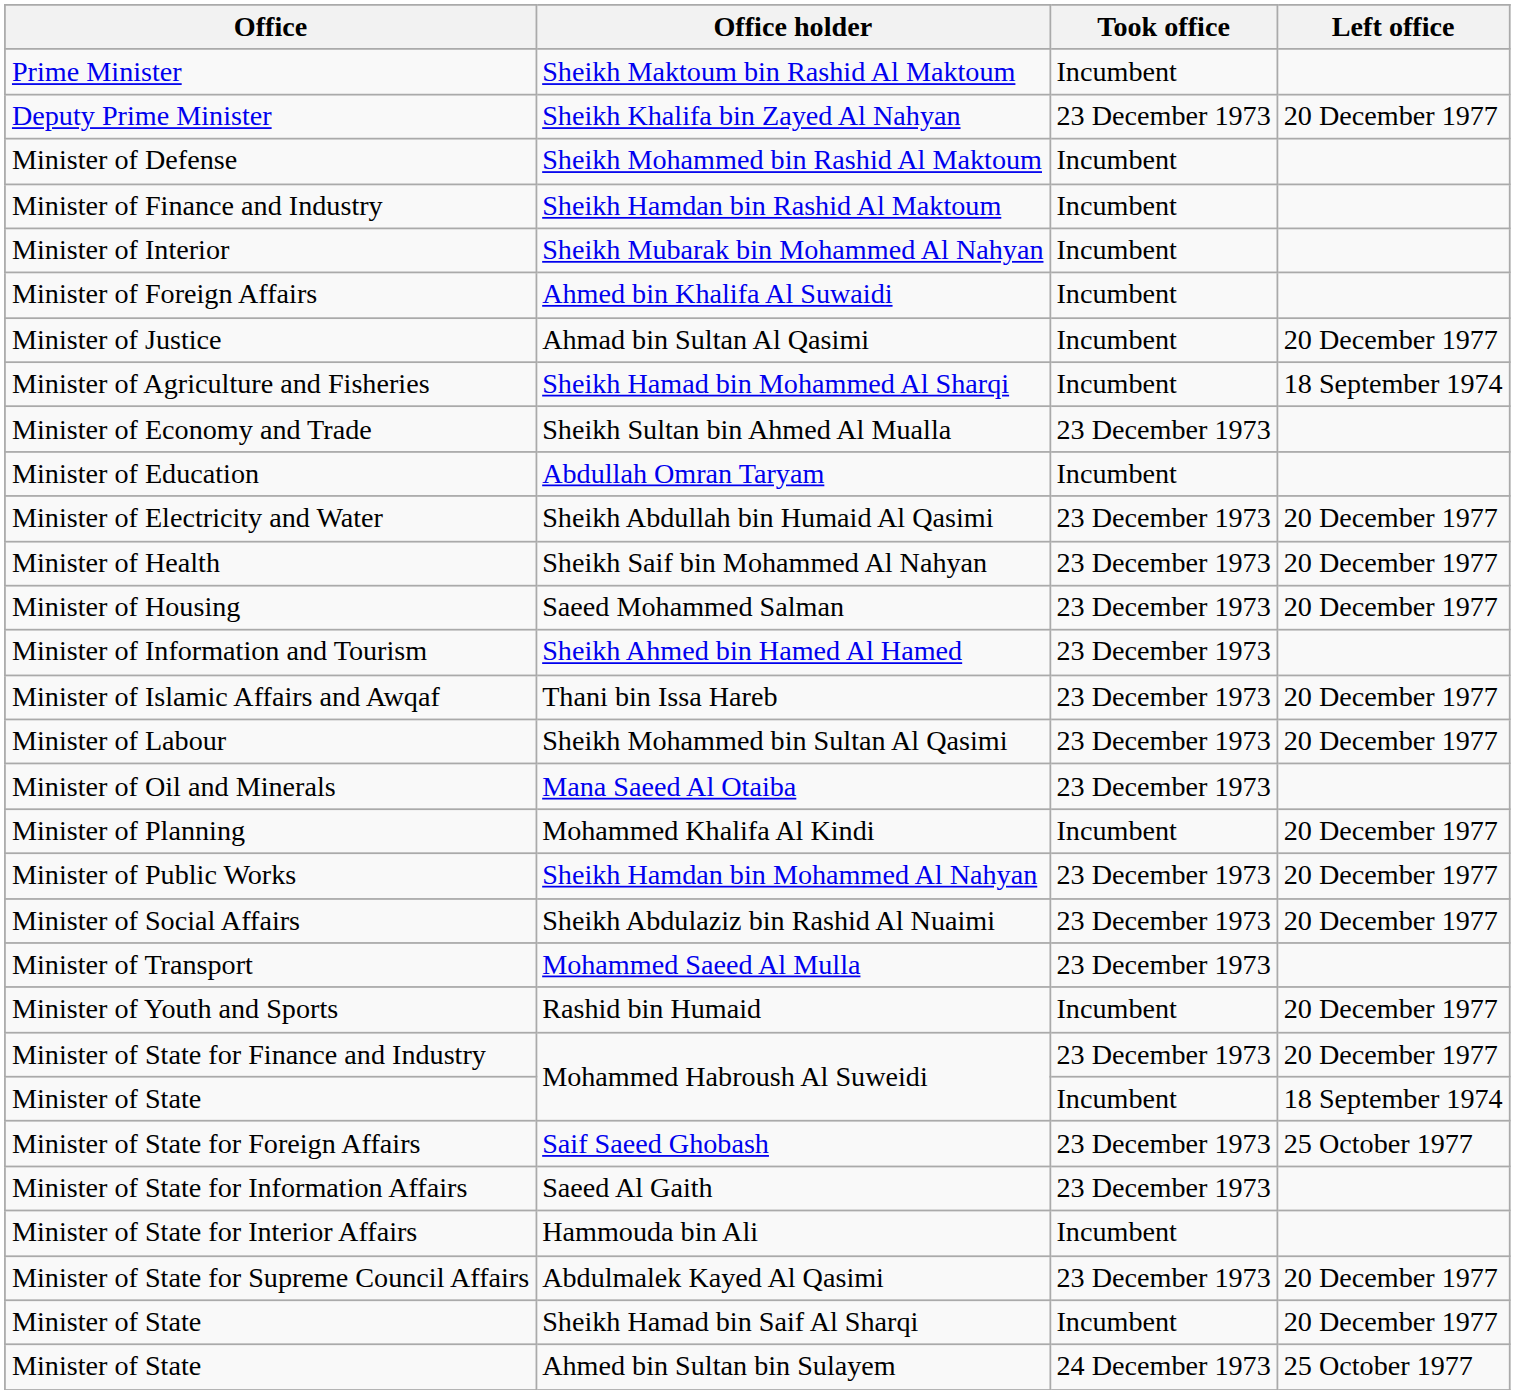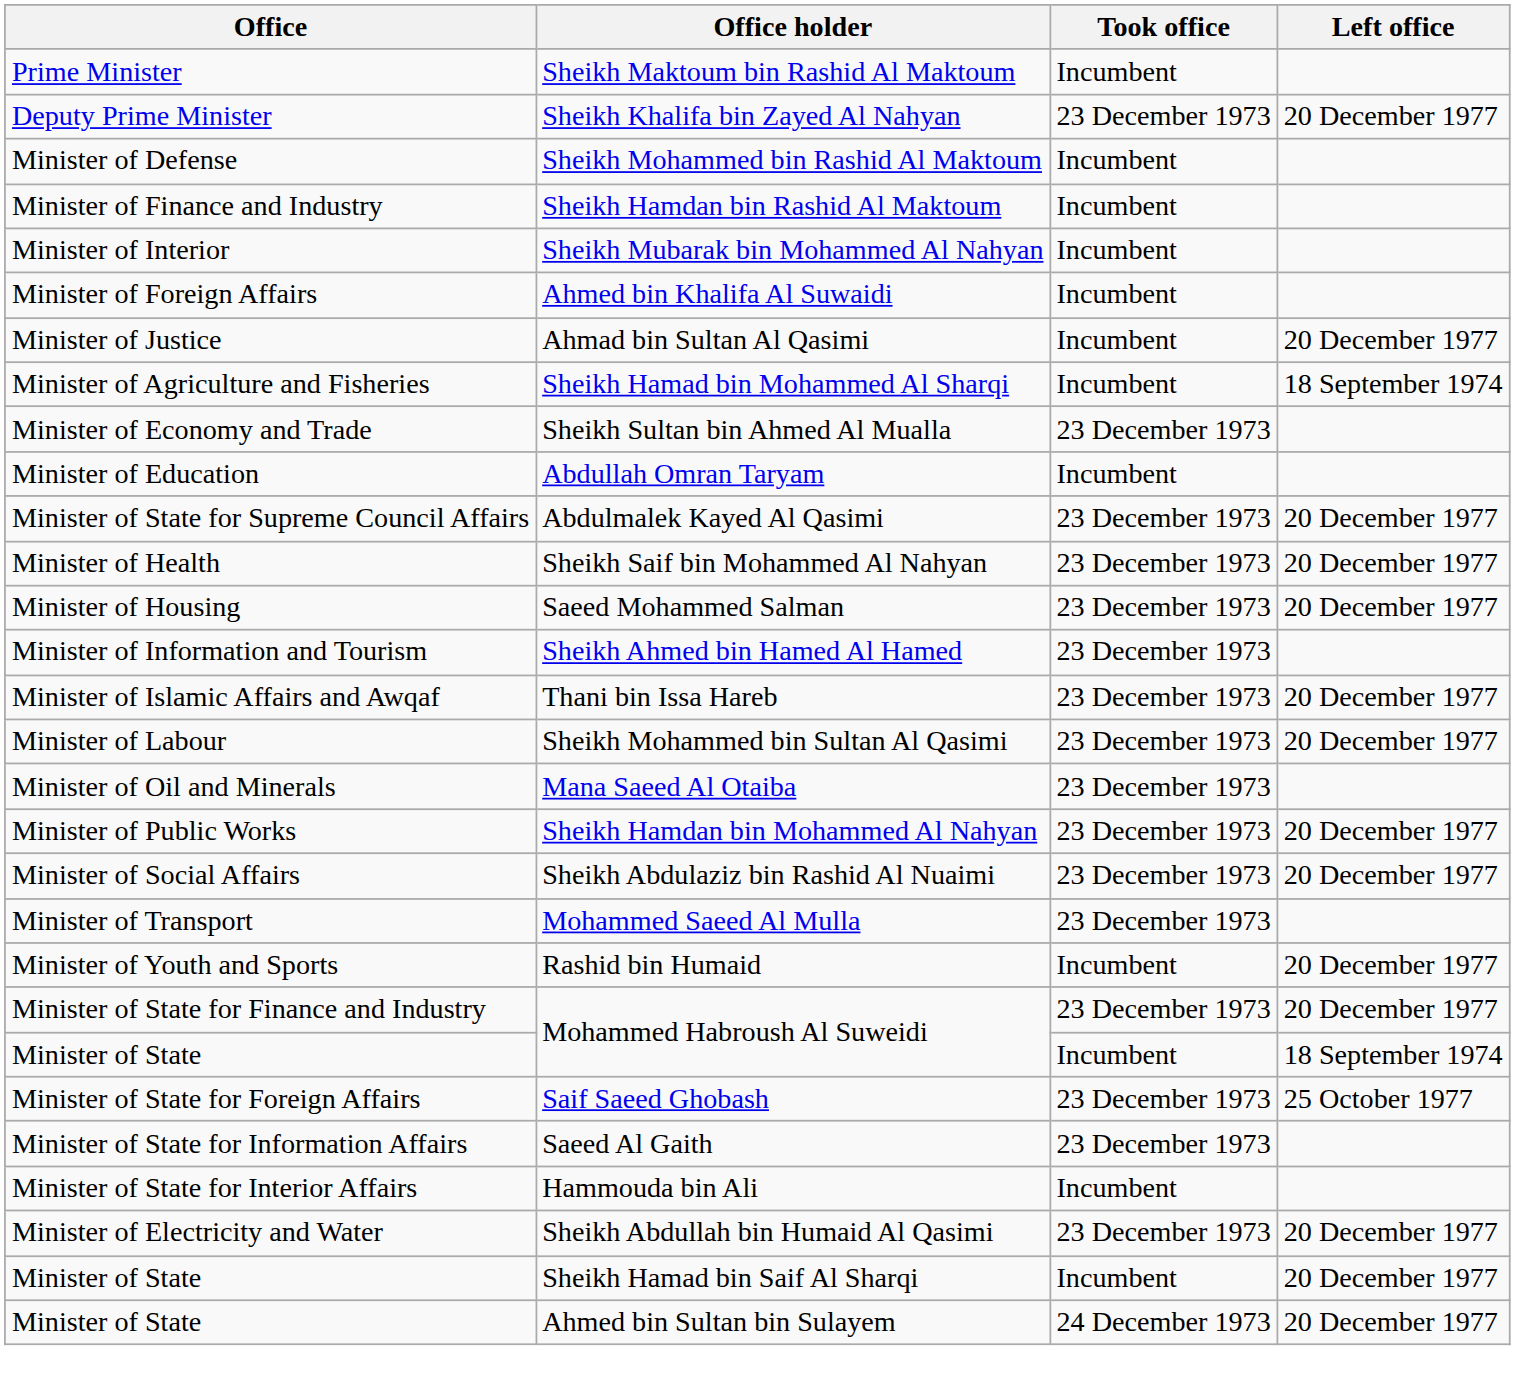rows swapped: (197, 518) <-> (271, 1277)
- row: (129, 830)
(1378, 1366) 25 October 1977 -> (1391, 1321) 20 December 1977
